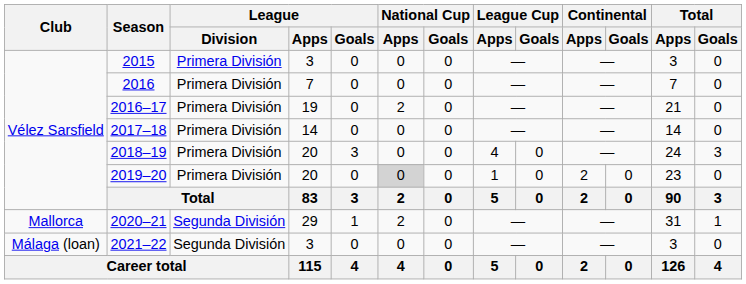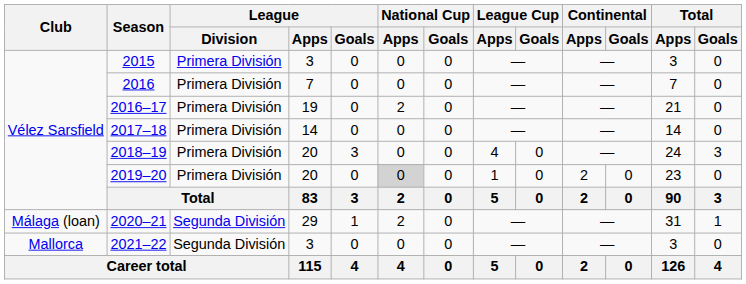(56, 221) Mallorca -> (56, 221) Málaga (loan)
(56, 244) Málaga (loan) -> (56, 244) Mallorca
